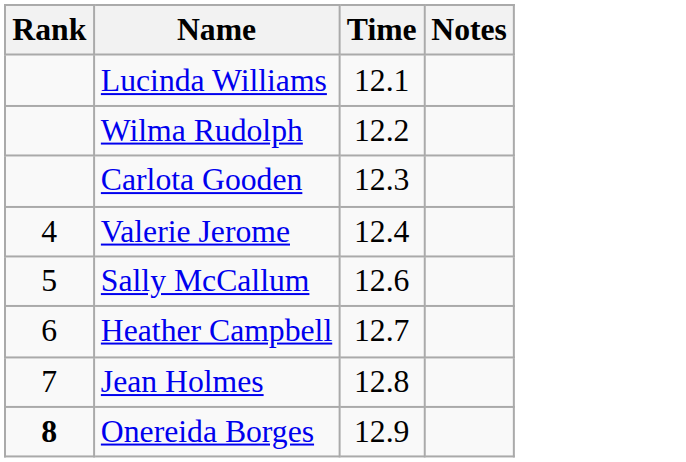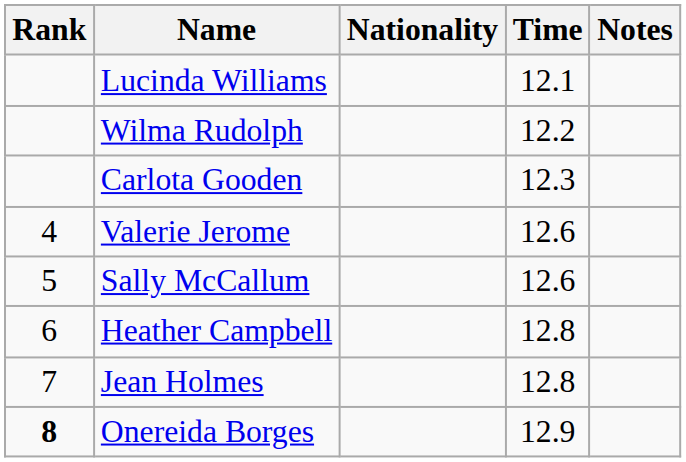+ column: (423, 29)
(382, 230) 12.4 -> (548, 230) 12.6
(382, 331) 12.7 -> (548, 331) 12.8
